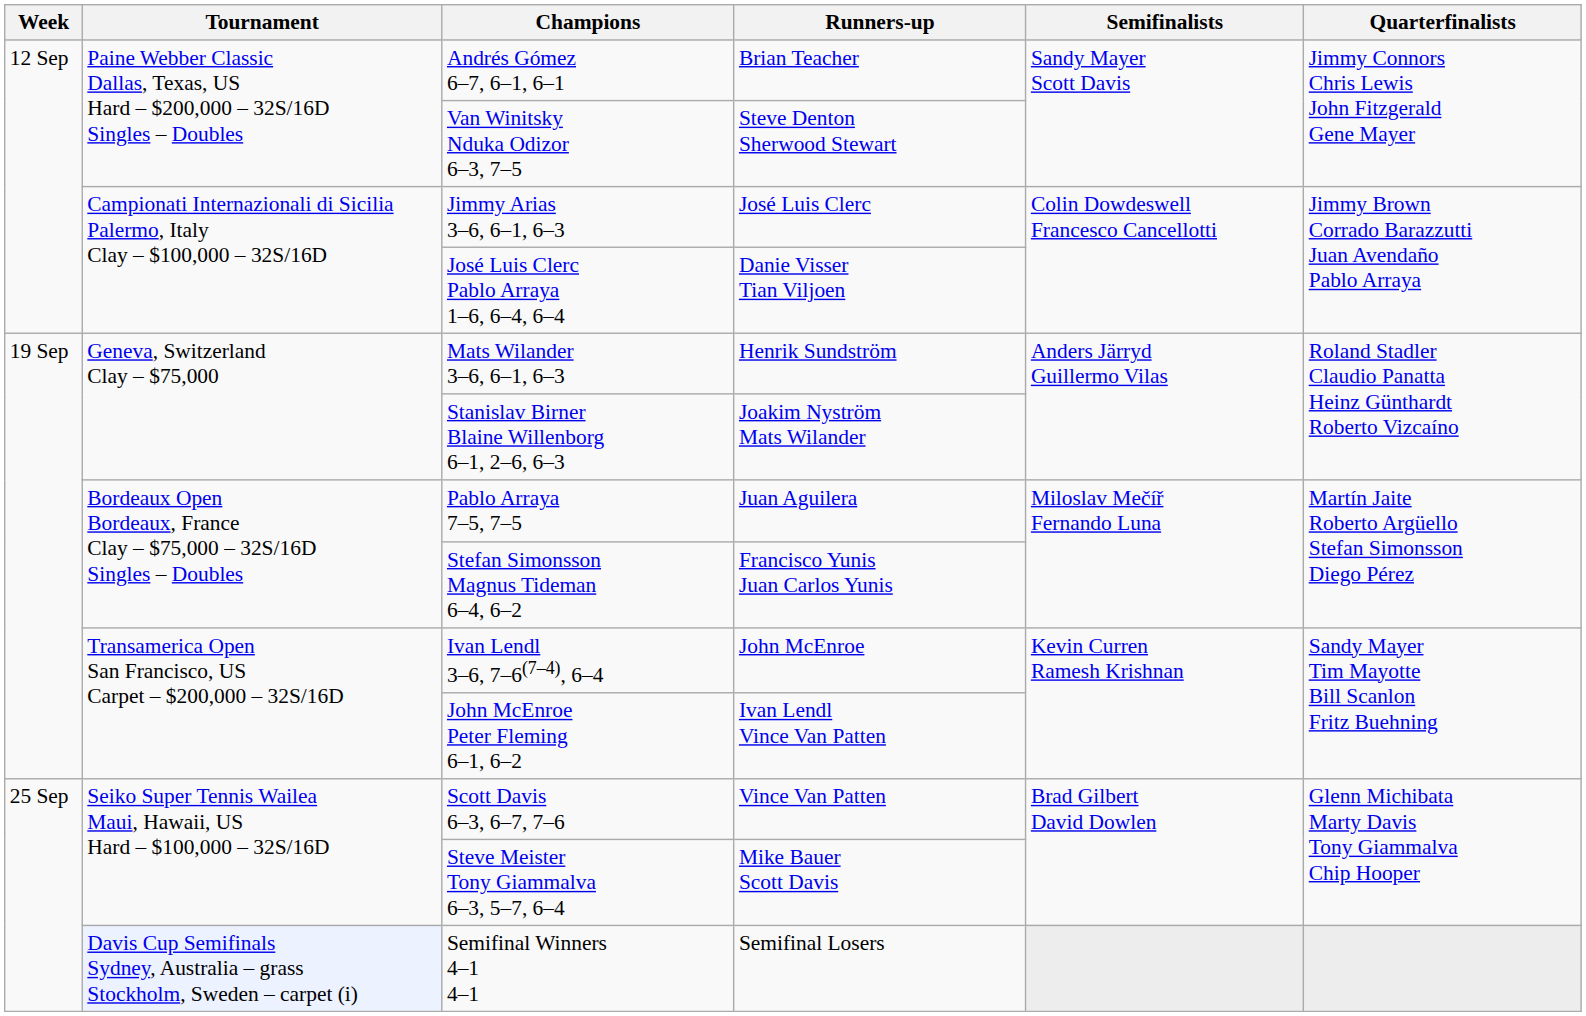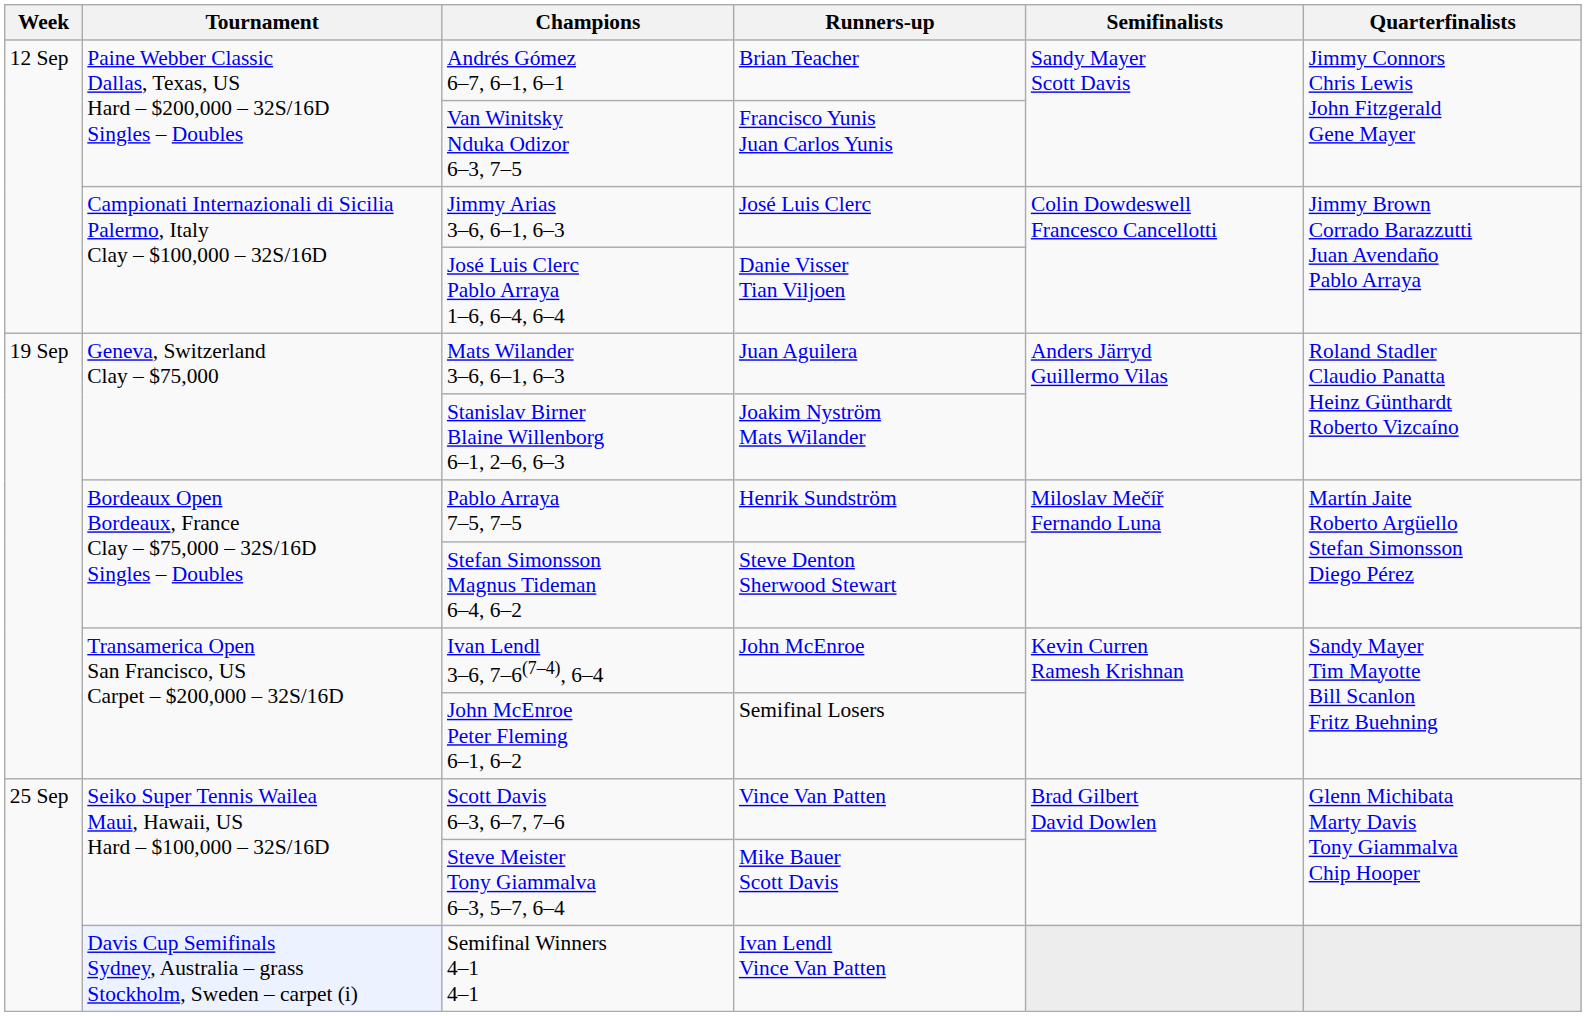(818, 131) Steve Denton Sherwood Stewart -> (816, 131) Francisco Yunis Juan Carlos Yunis
(818, 351) Henrik Sundström -> (798, 351) Juan Aguilera
(798, 498) Juan Aguilera -> (818, 498) Henrik Sundström
(816, 571) Francisco Yunis Juan Carlos Yunis -> (818, 571) Steve Denton Sherwood Stewart
(812, 722) Ivan Lendl Vince Van Patten -> (812, 709) Semifinal Losers
(812, 942) Semifinal Losers -> (812, 955) Ivan Lendl Vince Van Patten
